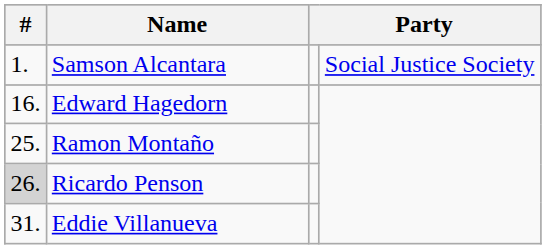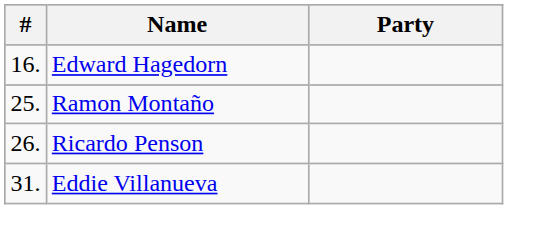- row: (139, 64)
(26, 183) lightgrey background -> (26, 143) no background
